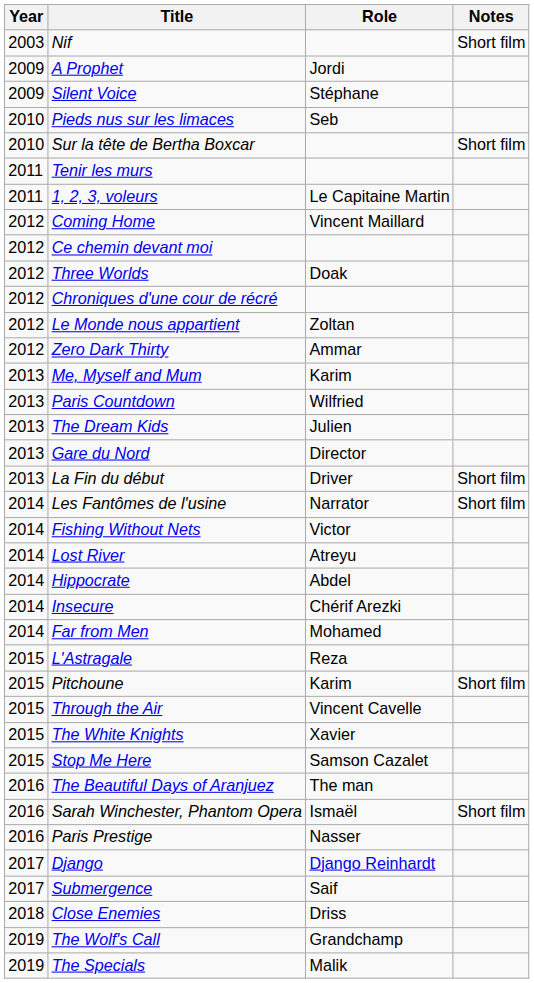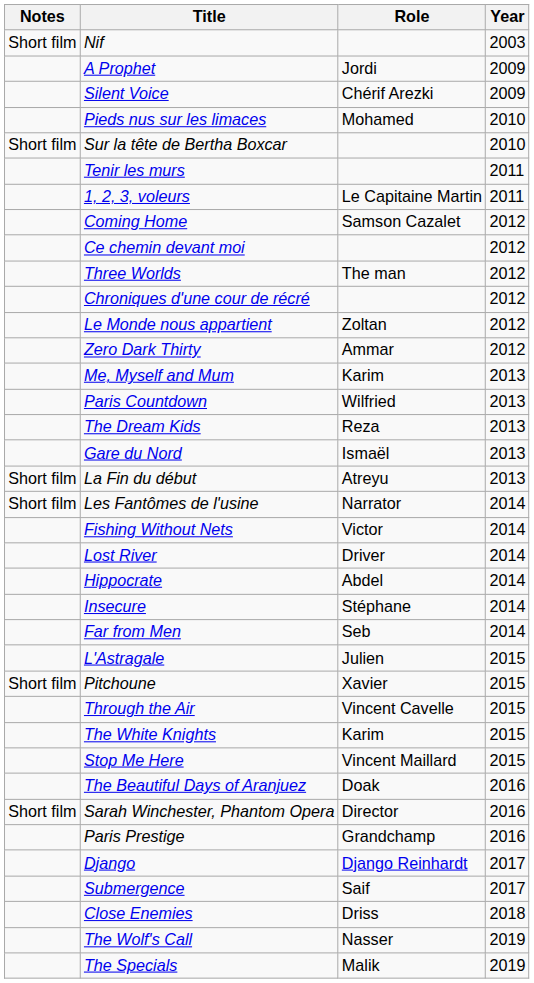columns swapped: (26, 17) <-> (491, 17)
(344, 94) Stéphane -> (388, 94) Chérif Arezki
(324, 119) Seb -> (378, 119) Mohamed
(367, 222) Vincent Maillard -> (401, 222) Samson Cazalet
(328, 273) Doak -> (374, 273) The man
(331, 427) Julien -> (361, 427) Reza
(338, 453) Director -> (366, 453) Ismaël
(331, 478) Driver -> (365, 478) Atreyu
(333, 555) Atreyu -> (363, 555) Driver
(355, 606) Chérif Arezki -> (376, 606) Stéphane
(345, 632) Mohamed -> (356, 632) Seb
(328, 658) Reza -> (363, 658) Julien
(331, 683) Karim -> (365, 683) Xavier
(332, 734) Xavier -> (363, 734) Karim
(369, 760) Samson Cazalet -> (399, 760) Vincent Maillard
(341, 786) The man -> (361, 786) Doak
(333, 811) Ismaël -> (370, 811) Director
(335, 837) Nasser -> (389, 837) Grandchamp
(356, 939) Grandchamp -> (367, 939) Nasser
